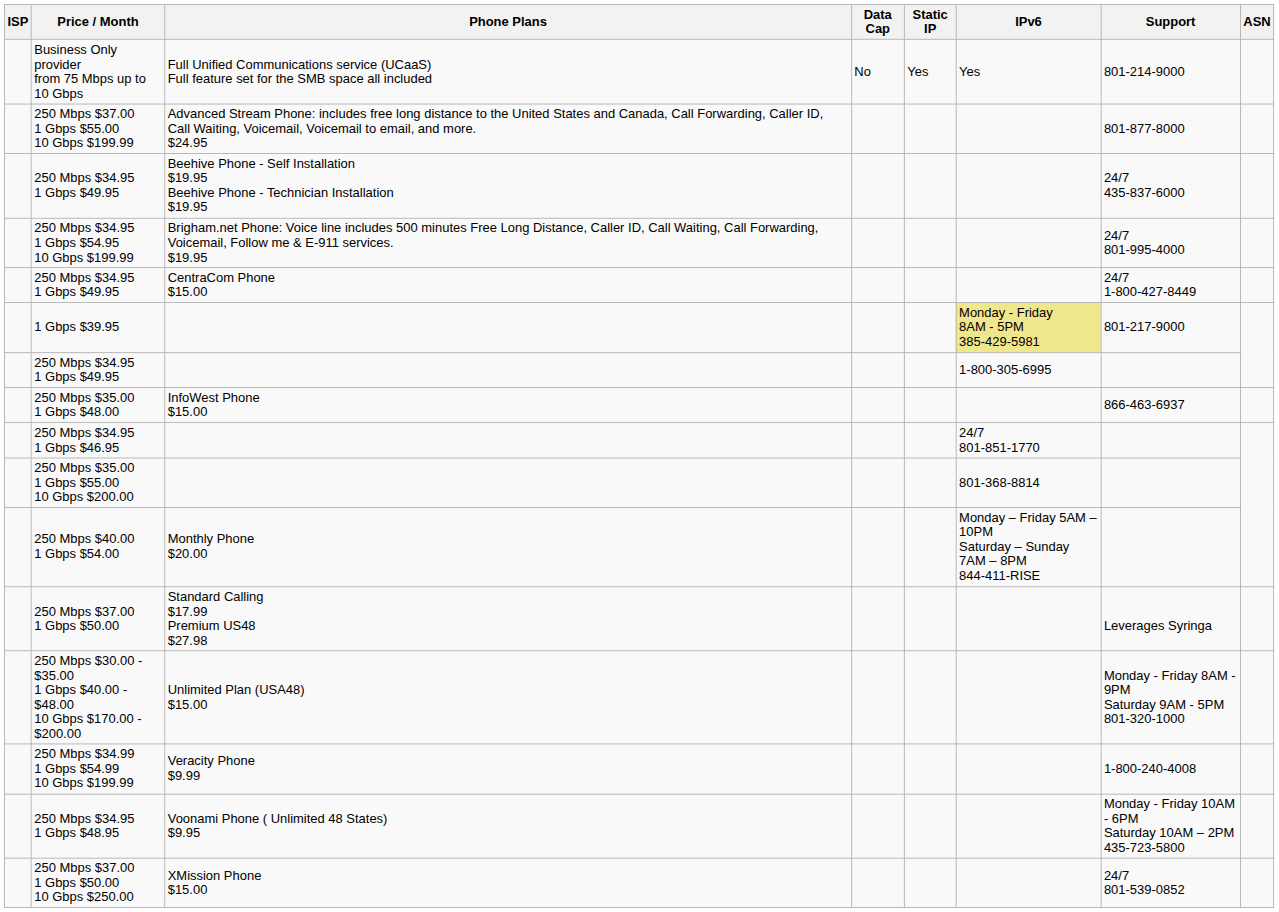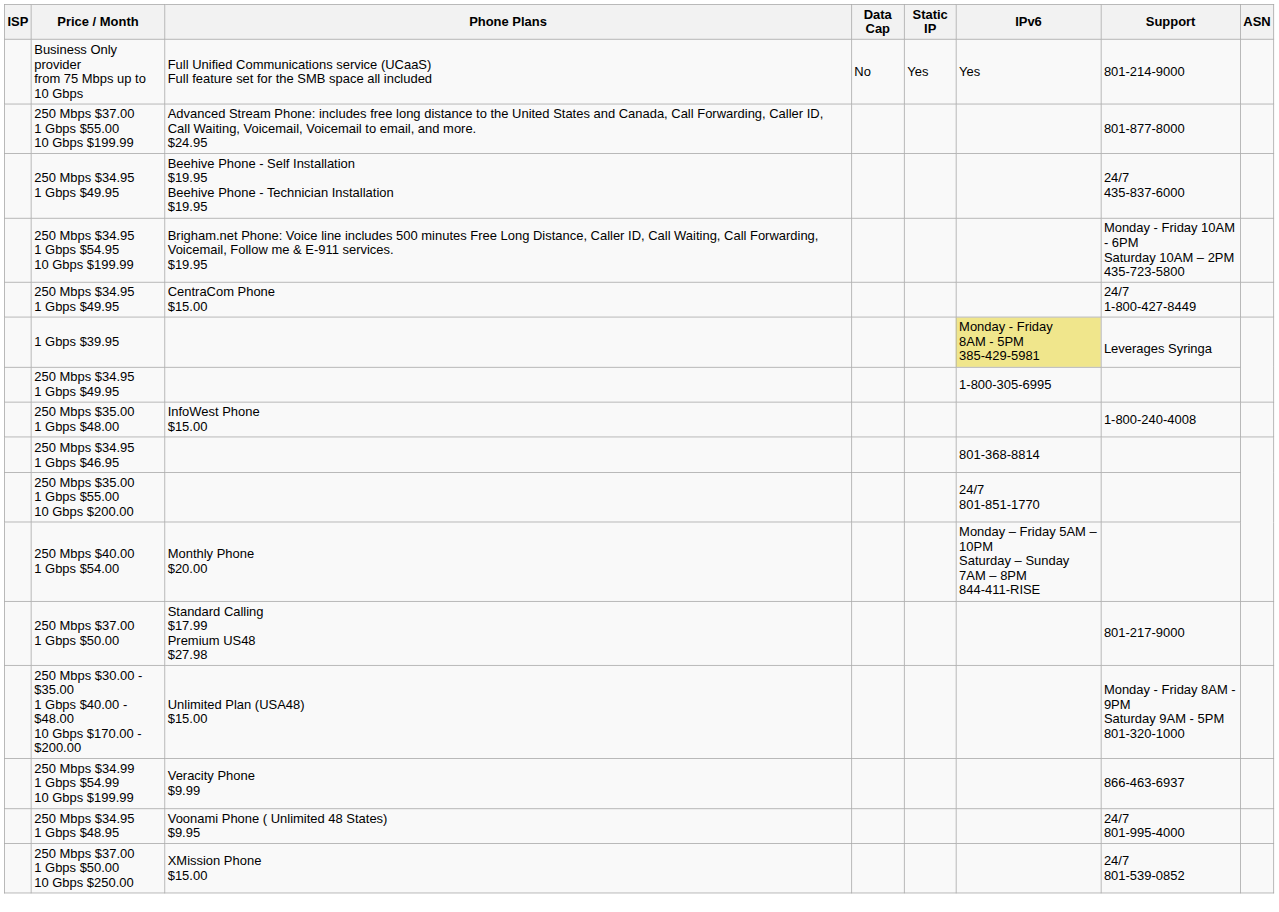(1144, 242) 24/7 801-995-4000 -> (1169, 250) Monday - Friday 10AM - 6PM Saturday 10AM – 2PM 435-723-5800
(1144, 327) 801-217-9000 -> (1158, 349) Leverages Syringa
(1144, 405) 866-463-6937 -> (1150, 419) 1-800-240-4008
(999, 440) 24/7 801-851-1770 -> (999, 454) 801-368-8814
(999, 482) 801-368-8814 -> (999, 497) 24/7 801-851-1770
(1158, 625) Leverages Syringa -> (1144, 633) 801-217-9000
(1150, 769) 1-800-240-4008 -> (1144, 783) 866-463-6937
(1169, 826) Monday - Friday 10AM - 6PM Saturday 10AM – 2PM 435-723-5800 -> (1144, 826) 24/7 801-995-4000
